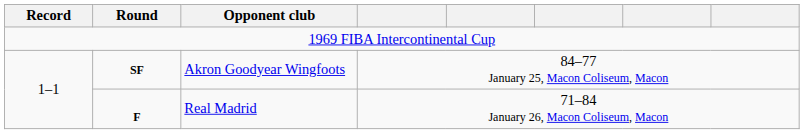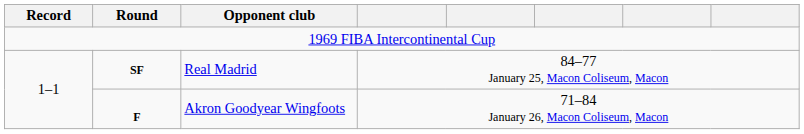(265, 69) Akron Goodyear Wingfoots -> (221, 69) Real Madrid
(221, 108) Real Madrid -> (265, 108) Akron Goodyear Wingfoots
